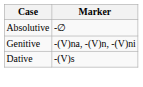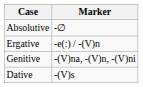+ row: (23, 43)
